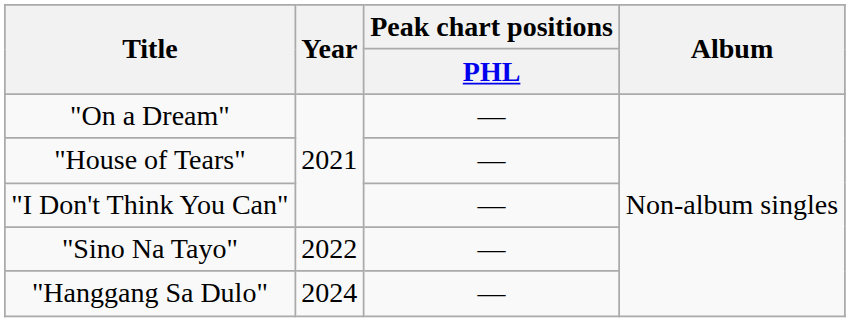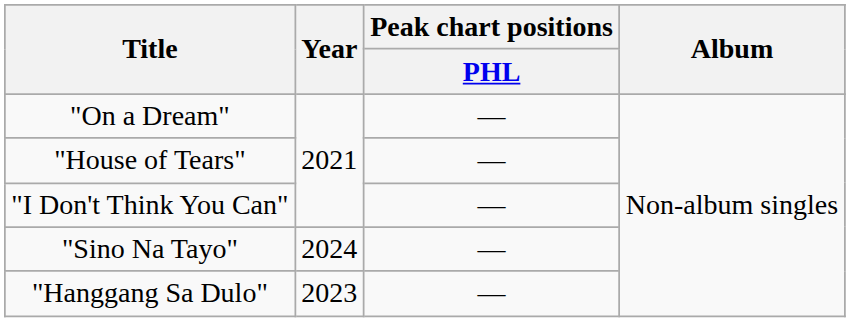(329, 248) 2022 -> (329, 248) 2024
(329, 293) 2024 -> (329, 293) 2023
